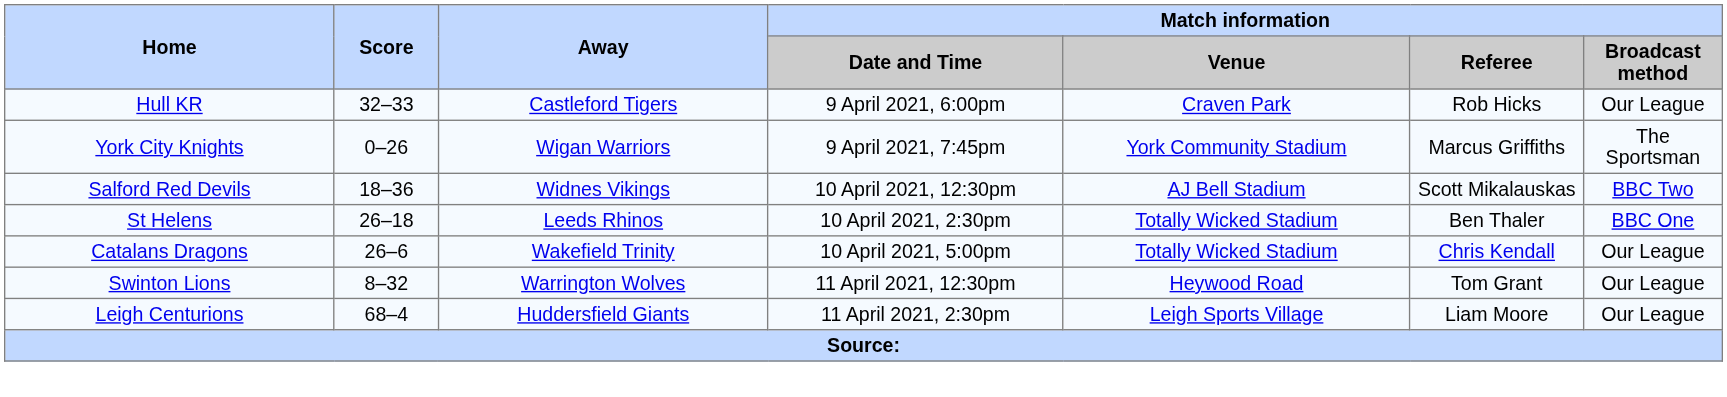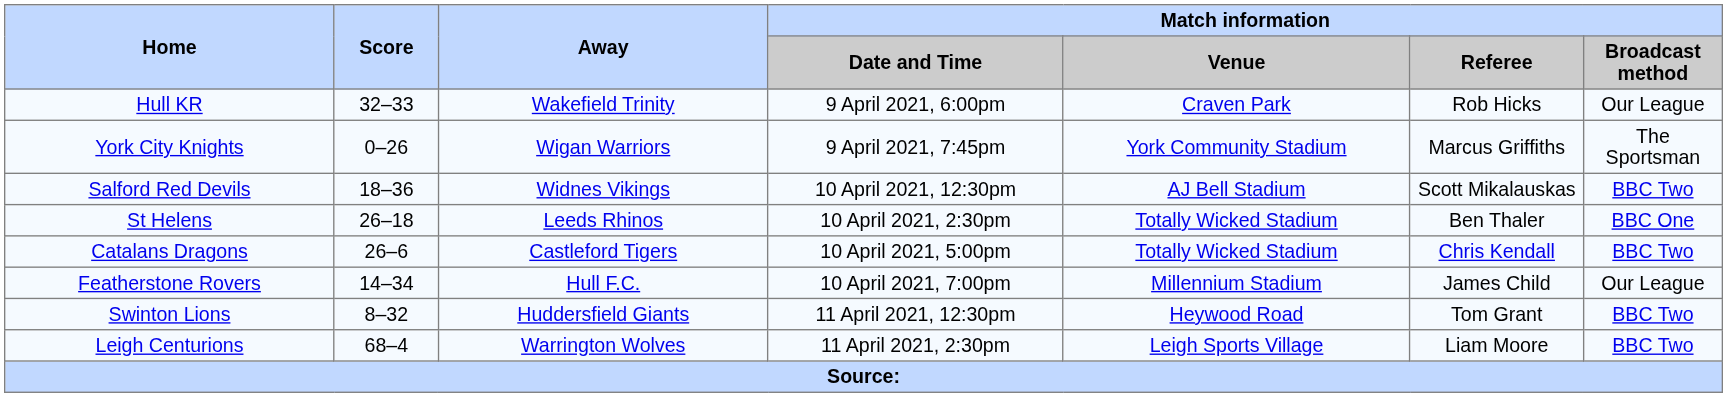(603, 105) Castleford Tigers -> (603, 105) Wakefield Trinity
(603, 252) Wakefield Trinity -> (603, 252) Castleford Tigers
(1653, 252) Our League -> (1653, 252) BBC Two
+ row: (170, 283)
(603, 283) Warrington Wolves -> (603, 314) Huddersfield Giants
(1653, 283) Our League -> (1653, 314) BBC Two
(603, 314) Huddersfield Giants -> (603, 345) Warrington Wolves
(1653, 314) Our League -> (1653, 345) BBC Two
